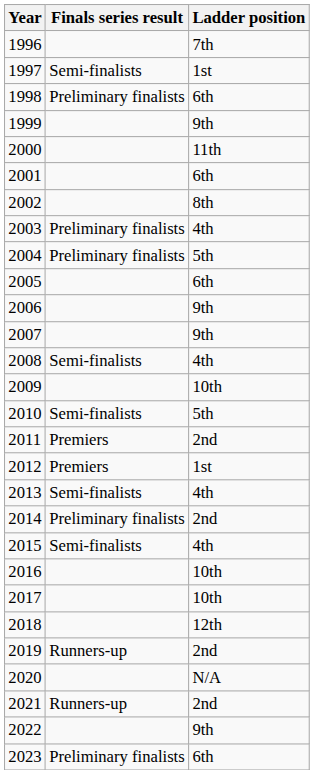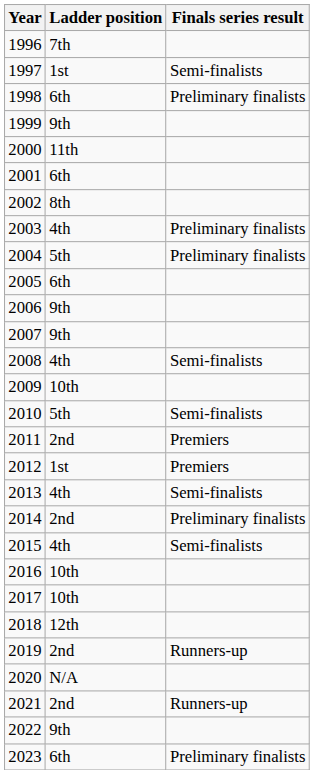columns swapped: (249, 17) <-> (117, 17)
